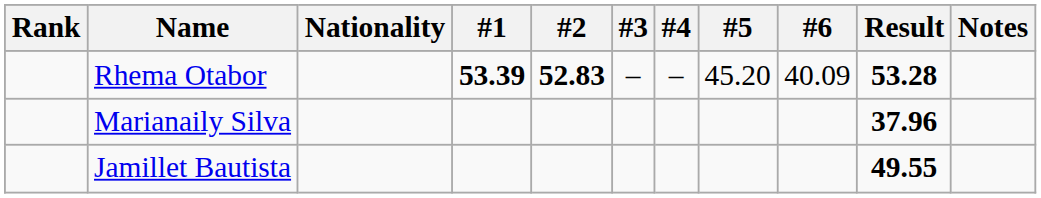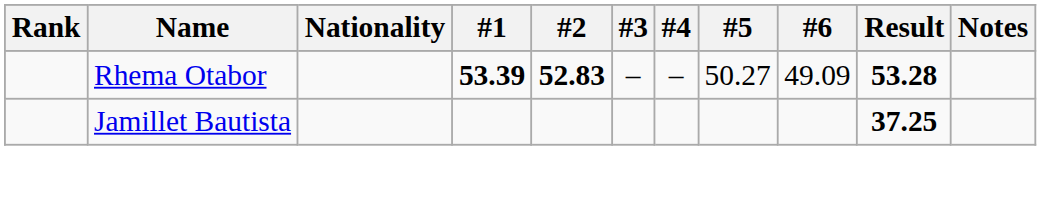(738, 74) 45.20 -> (738, 74) 50.27
(817, 74) 40.09 -> (817, 74) 49.09
- row: (193, 121)
(904, 167) 49.55 -> (904, 121) 37.25
